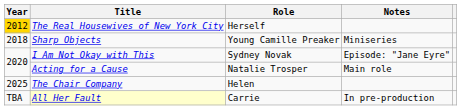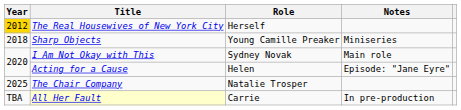(397, 55) Episode: "Jane Eyre" -> (368, 55) Main role
(268, 69) Natalie Trosper -> (241, 69) Helen
(368, 69) Main role -> (397, 69) Episode: "Jane Eyre"
(241, 84) Helen -> (268, 84) Natalie Trosper
